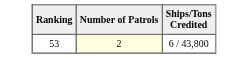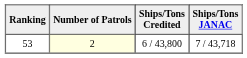+ column: (215, 19)
